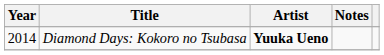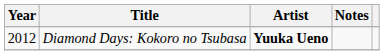(22, 38) 2014 -> (22, 38) 2012
